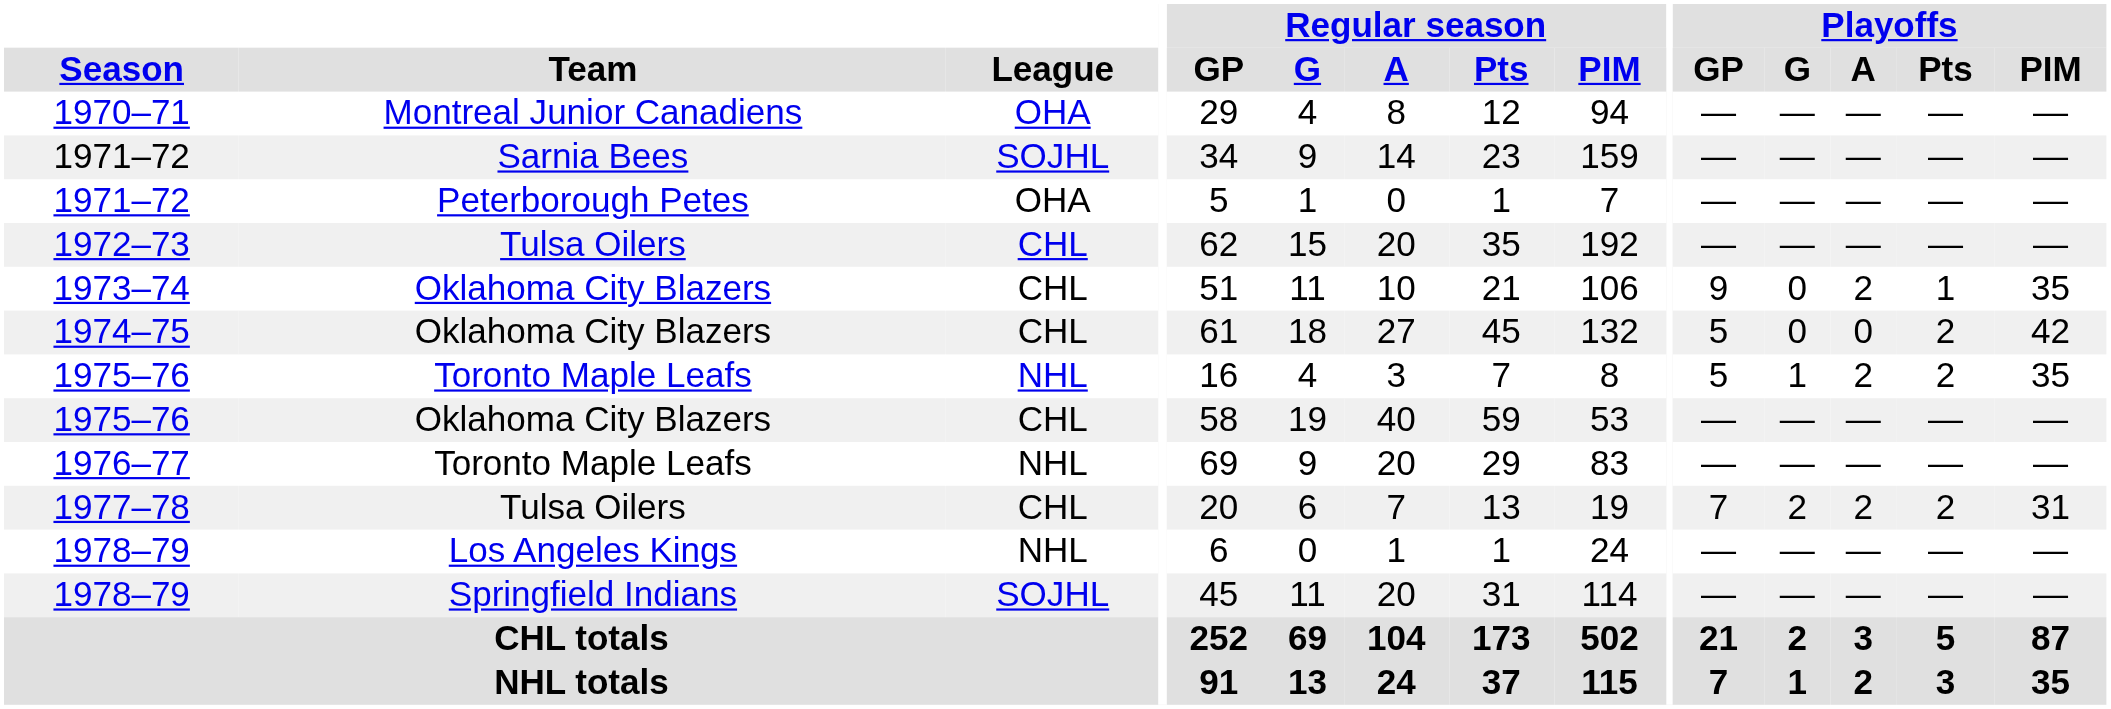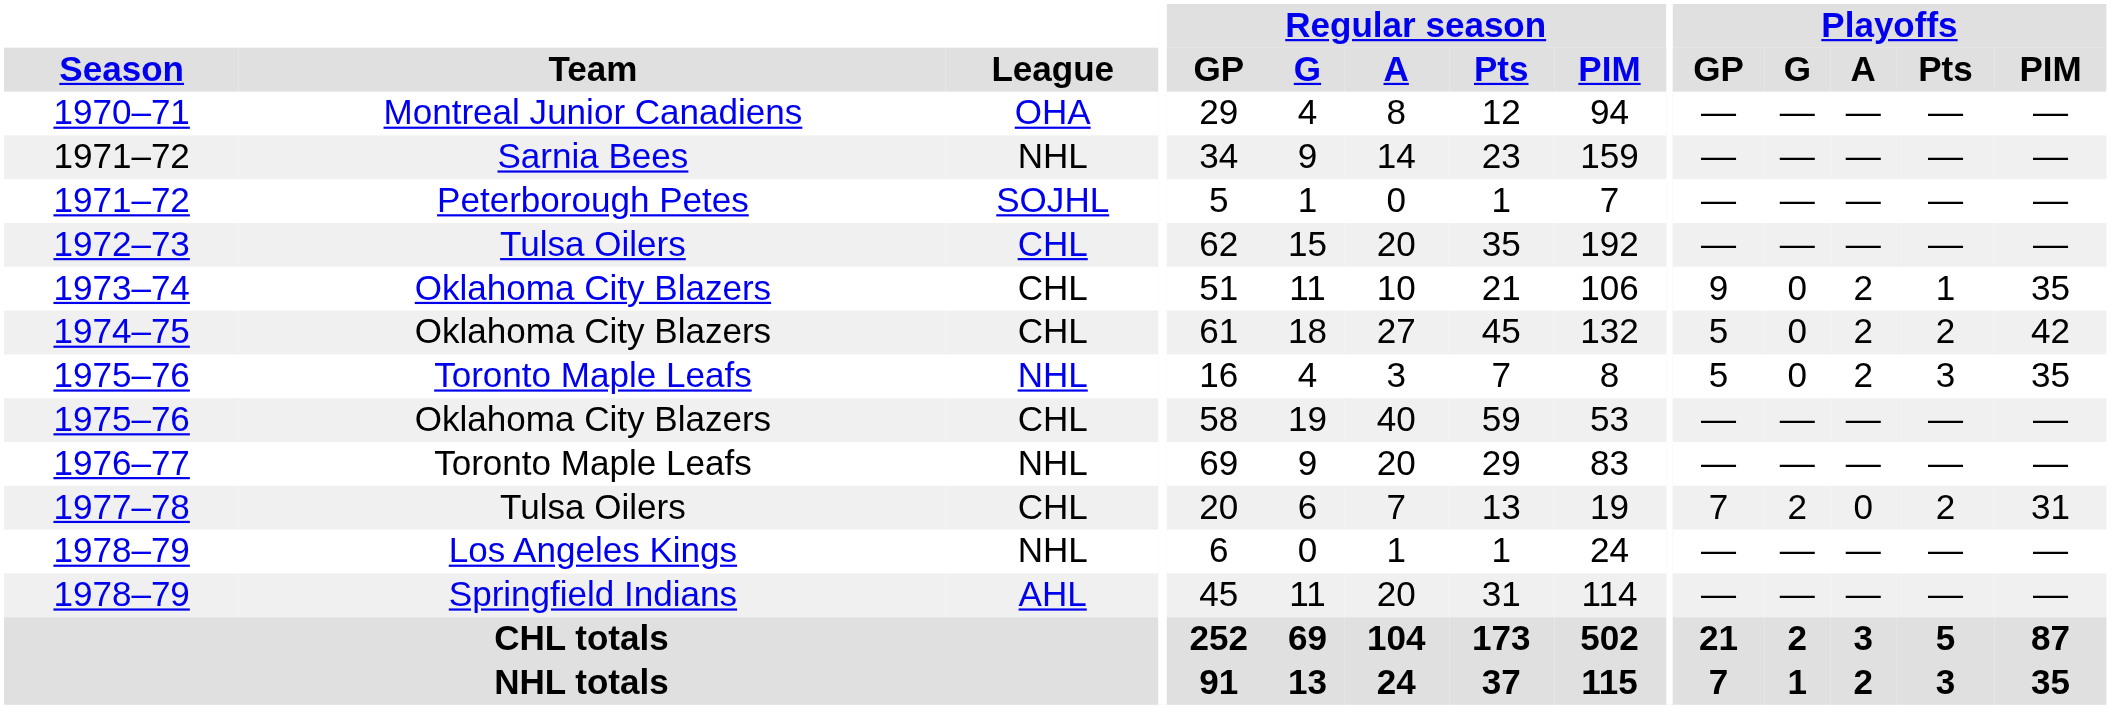(1053, 156) SOJHL -> (1053, 156) NHL
(1053, 200) OHA -> (1053, 200) SOJHL
(1863, 331) 0 -> (1863, 331) 2
(1797, 375) 1 -> (1797, 375) 0
(1945, 375) 2 -> (1945, 375) 3
(1863, 507) 2 -> (1863, 507) 0
(1053, 594) SOJHL -> (1053, 594) AHL
